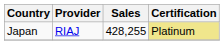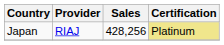(126, 31) 428,255 -> (126, 31) 428,256
